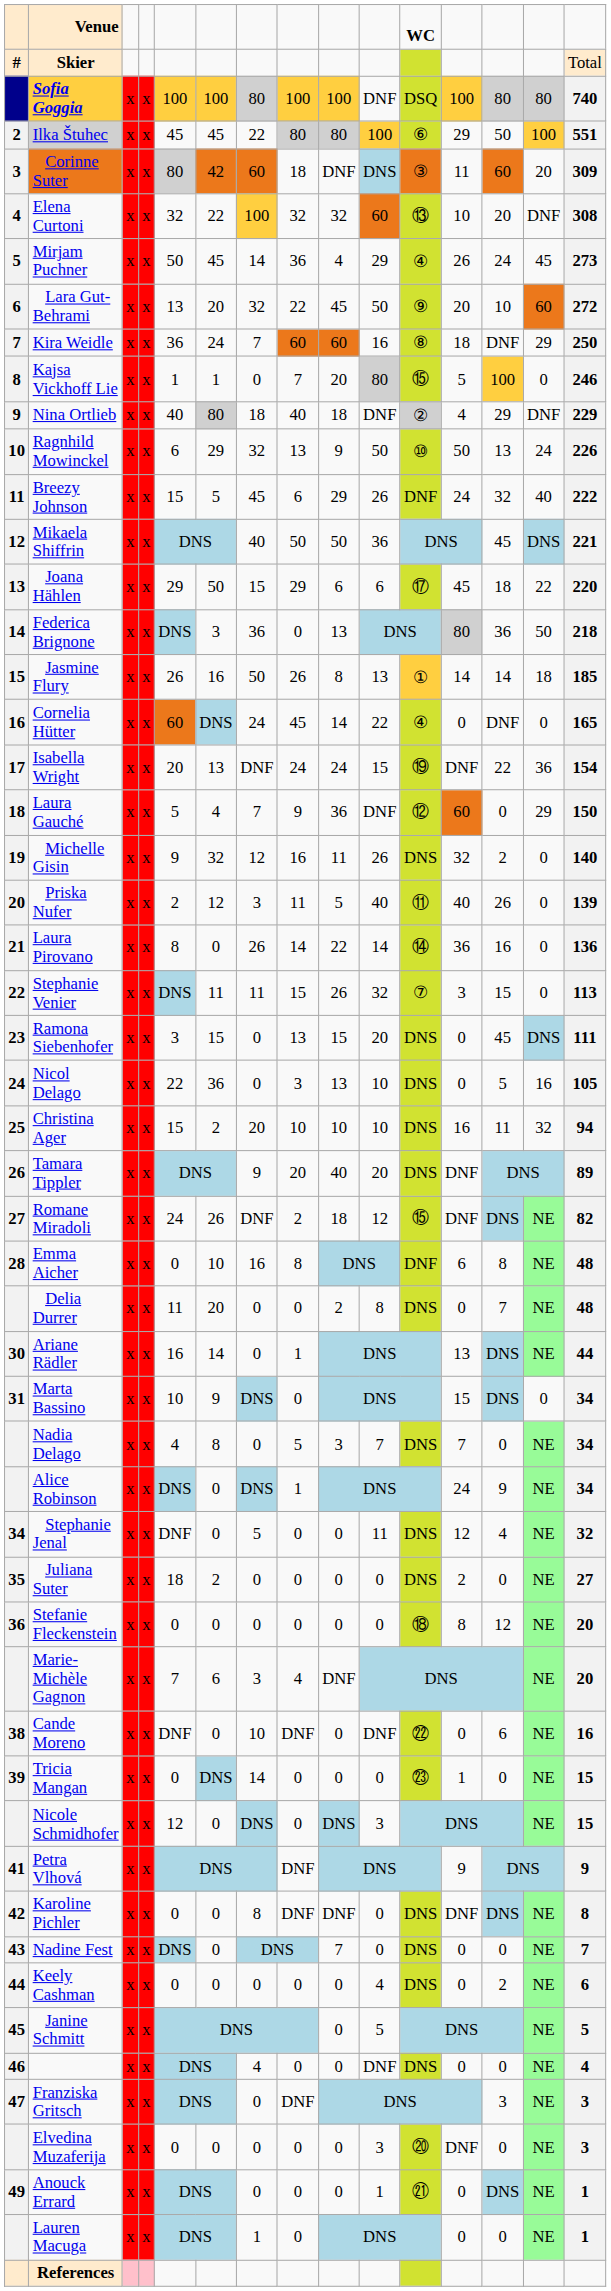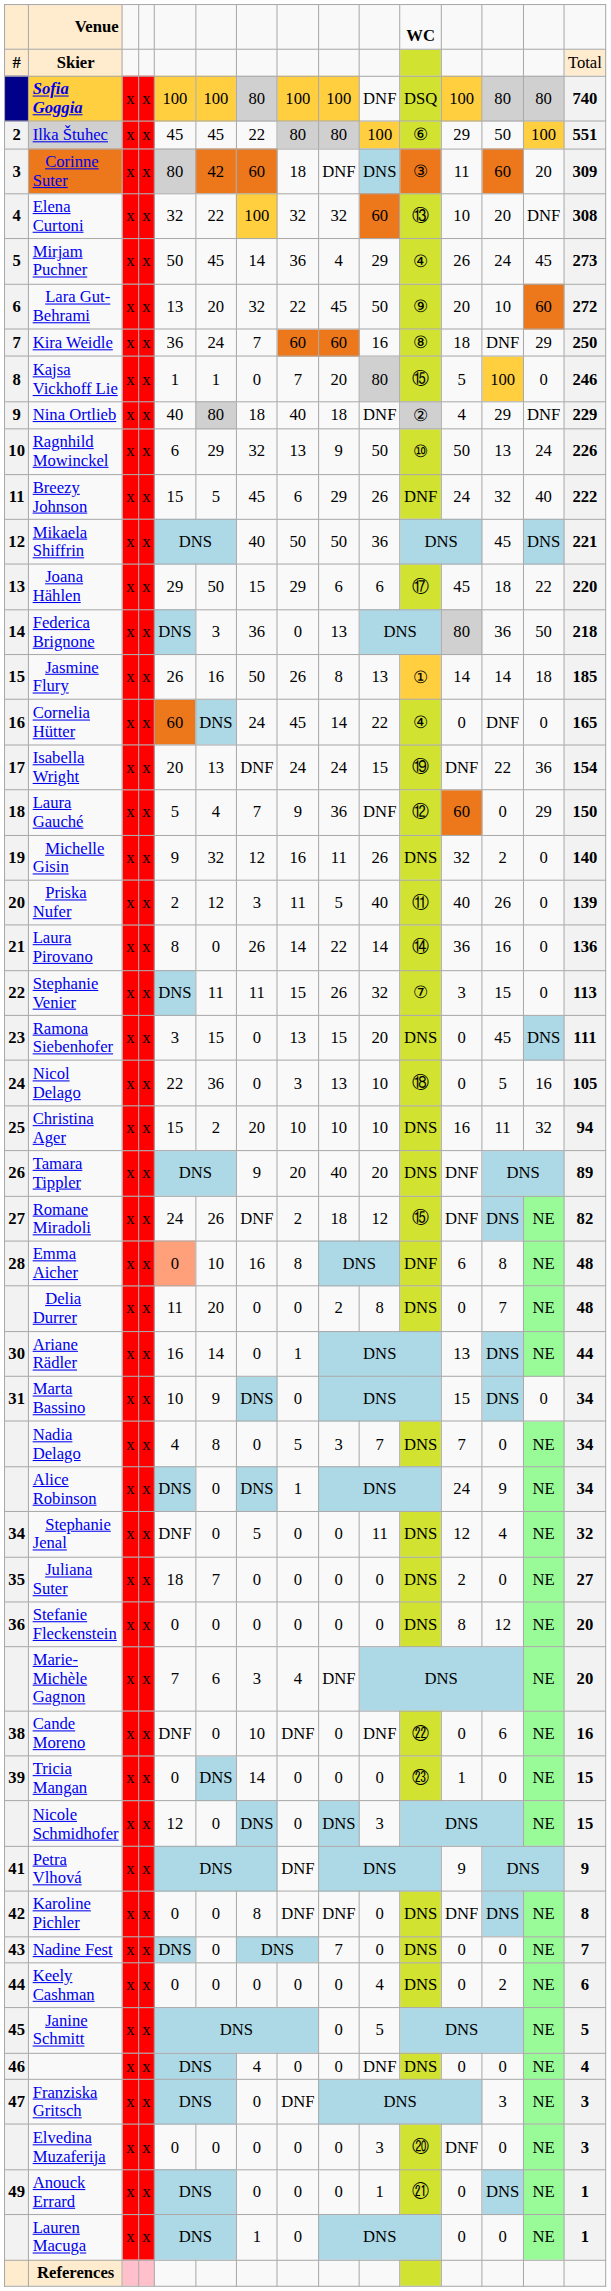(421, 1083) DNS -> (421, 1082) ⑱
(175, 1263) no background -> (175, 1263) lightsalmon background
(216, 1579) 2 -> (216, 1579) 7
(421, 1623) ⑱ -> (421, 1624) DNS
